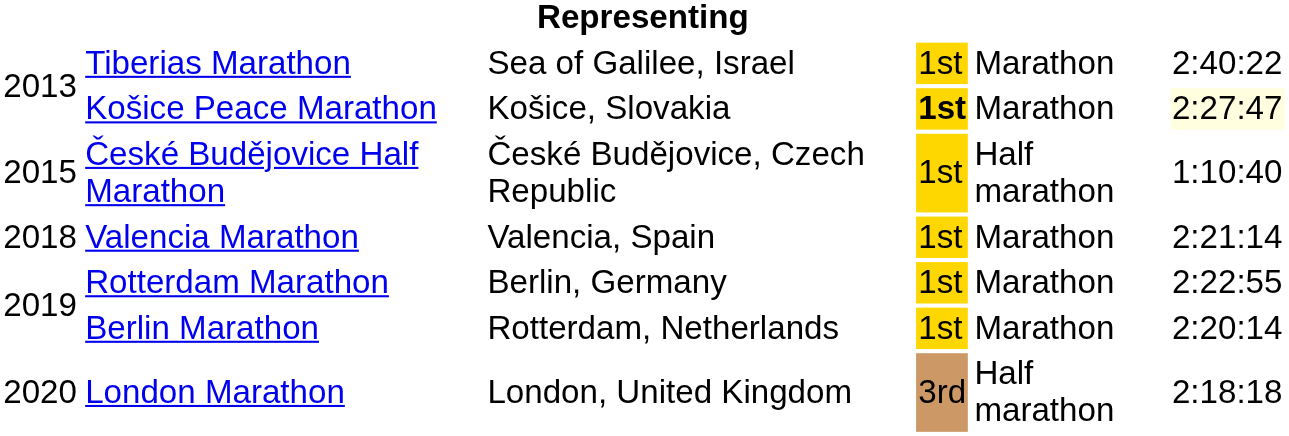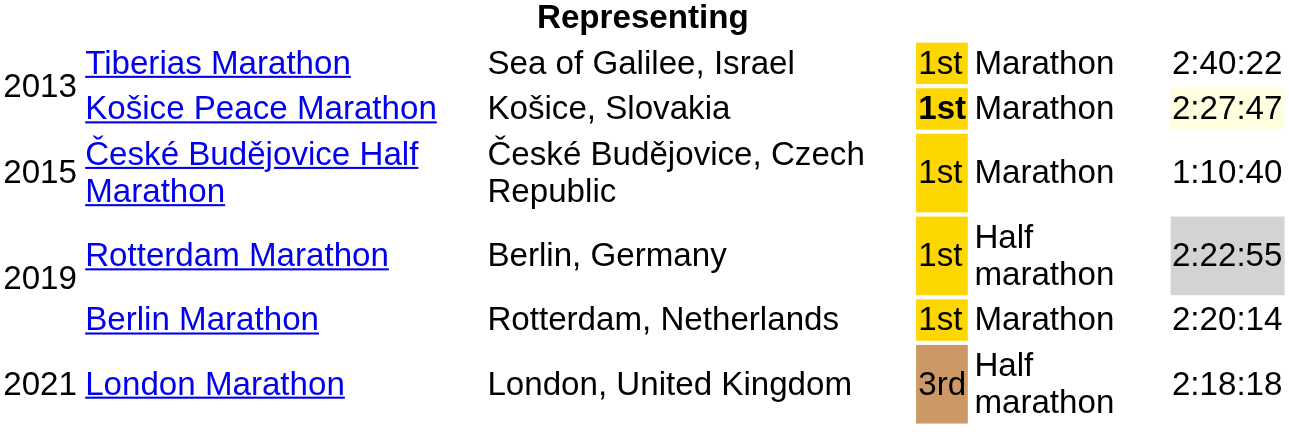(1044, 172) Half marathon -> (1044, 172) Marathon
- row: (222, 236)
(1044, 282) Marathon -> (1044, 255) Half marathon
(1227, 282) no background -> (1227, 255) lightgrey background
(40, 391) 2020 -> (40, 383) 2021
